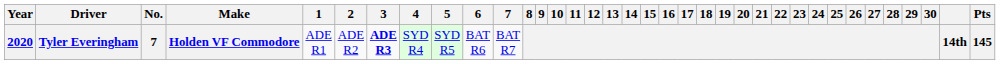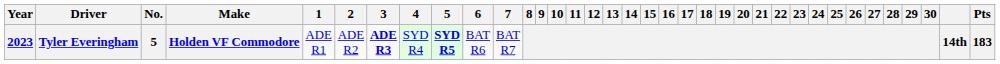(20, 42) 2020 -> (20, 42) 2023
(154, 42) 7 -> (154, 42) 5
(447, 42) normal -> (447, 42) bold
(982, 42) 145 -> (982, 42) 183
